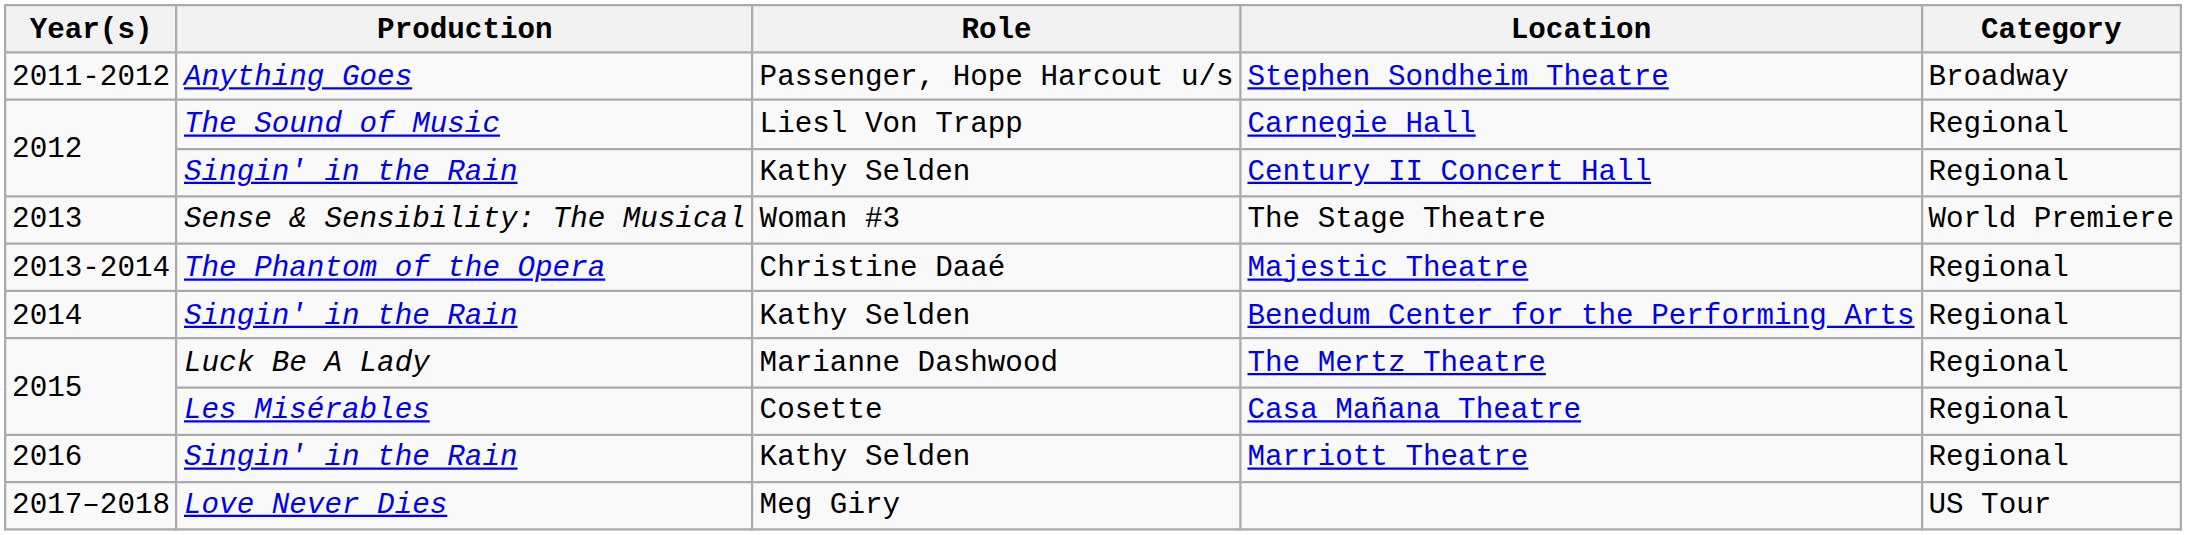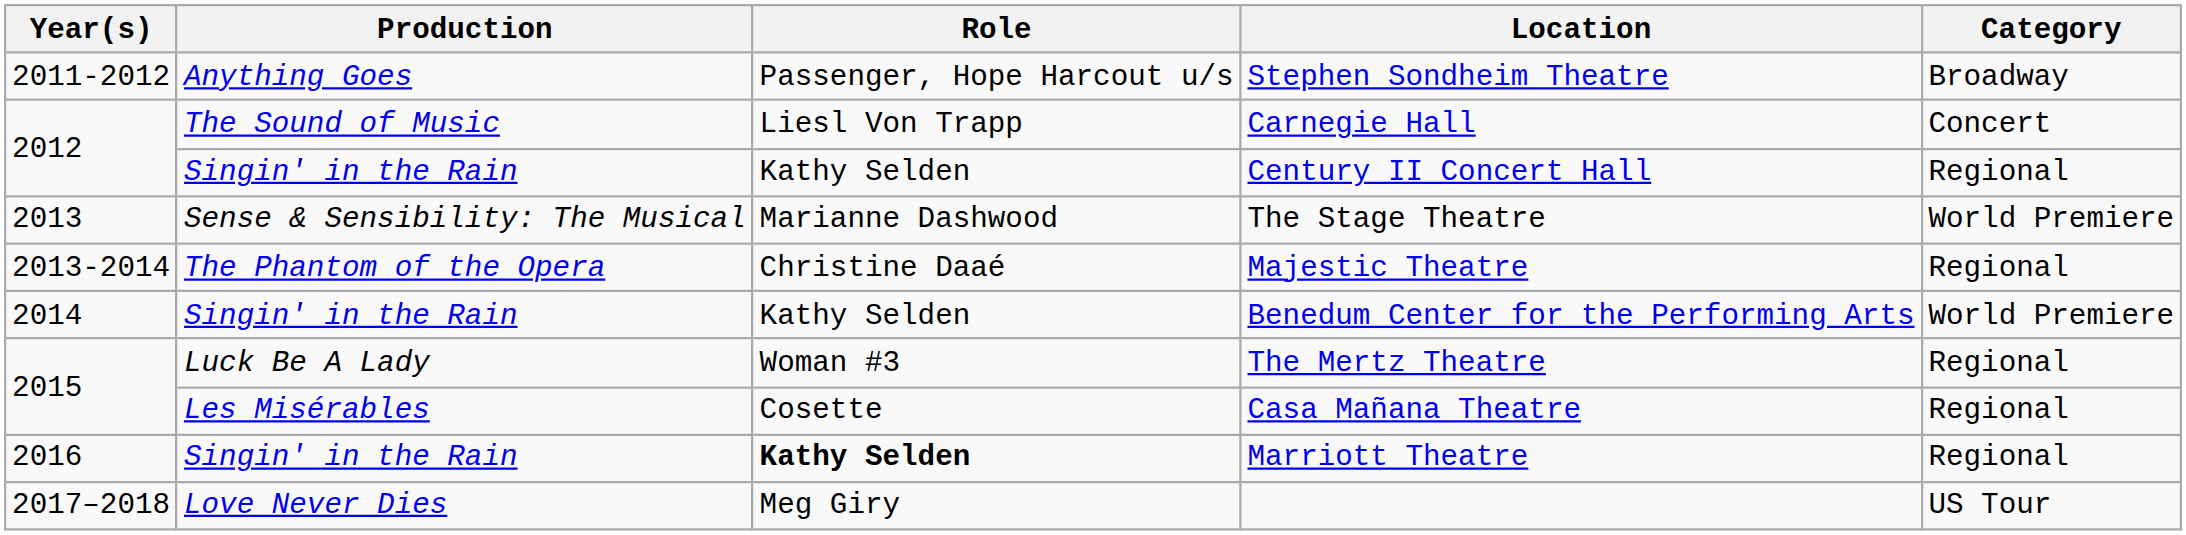(1999, 124) Regional -> (1990, 124) Concert
(830, 220) Woman #3 -> (909, 220) Marianne Dashwood
(1999, 315) Regional -> (2051, 315) World Premiere
(909, 363) Marianne Dashwood -> (830, 363) Woman #3
(865, 458) normal -> (865, 458) bold
